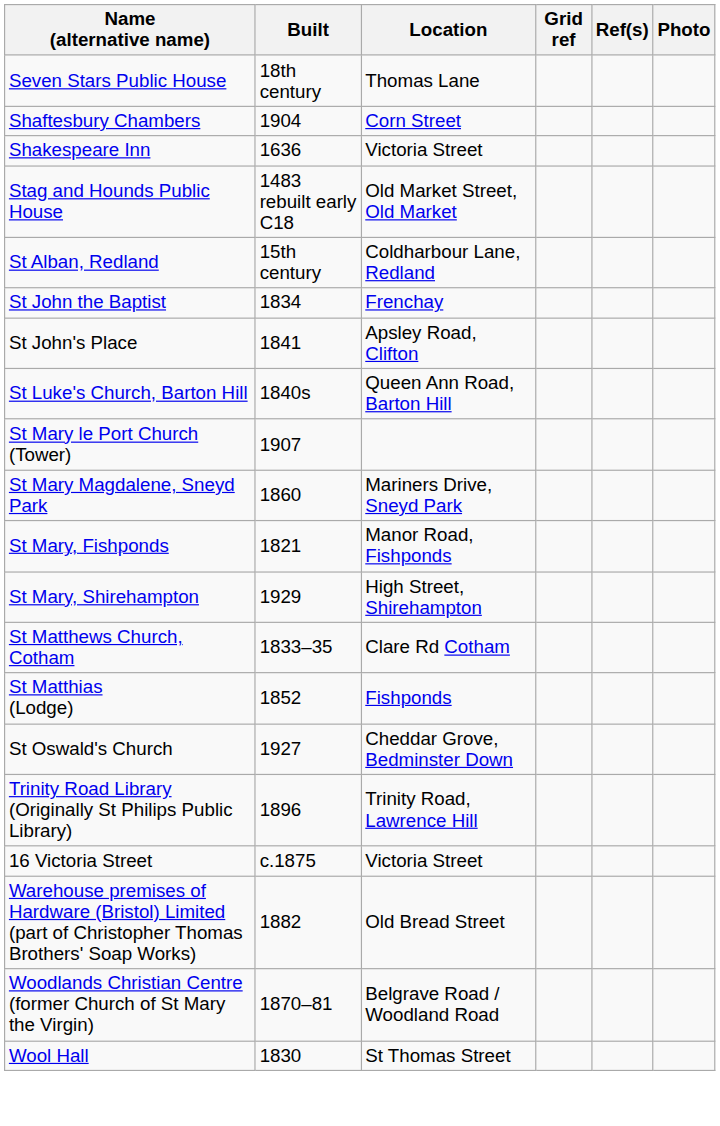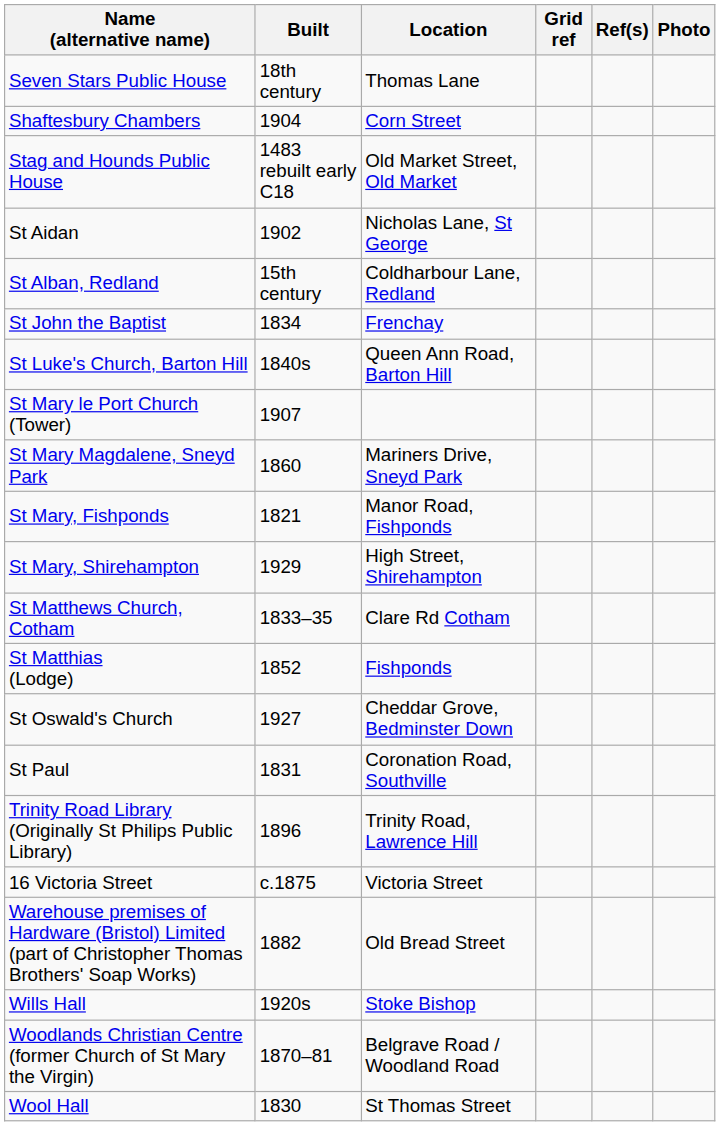- row: (80, 150)
+ row: (44, 232)
- row: (73, 342)
+ row: (39, 770)
+ row: (47, 1004)
